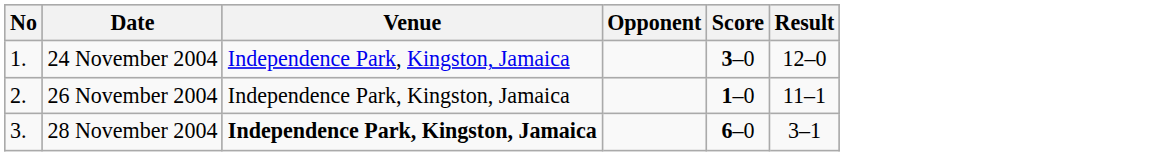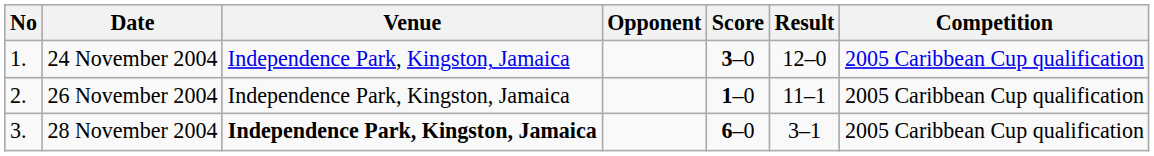+ column: (994, 22)
